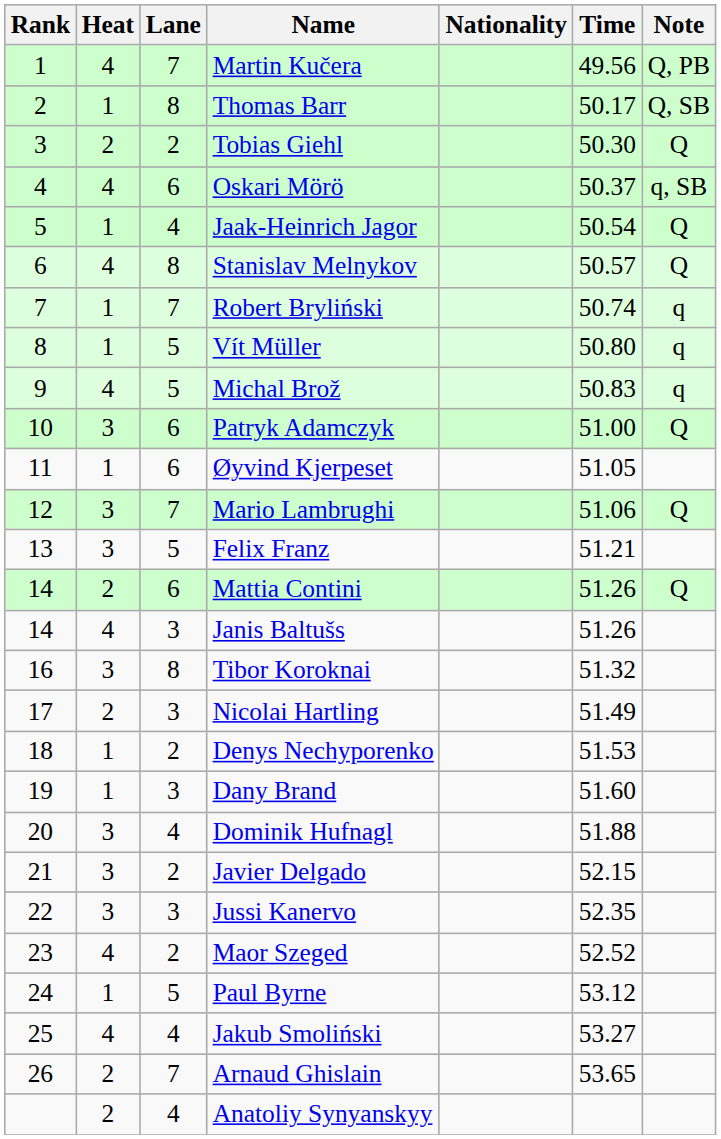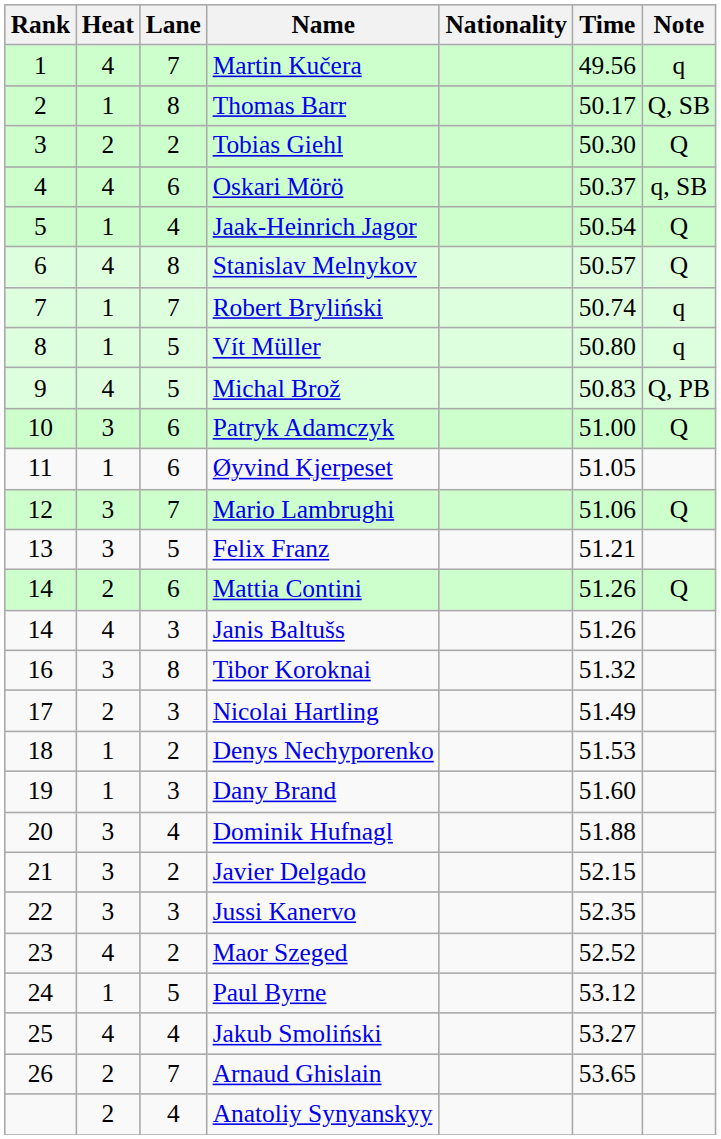(679, 65) Q, PB -> (679, 65) q
(679, 387) q -> (679, 387) Q, PB
